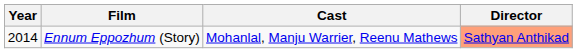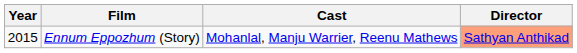(23, 37) 2014 -> (23, 37) 2015
